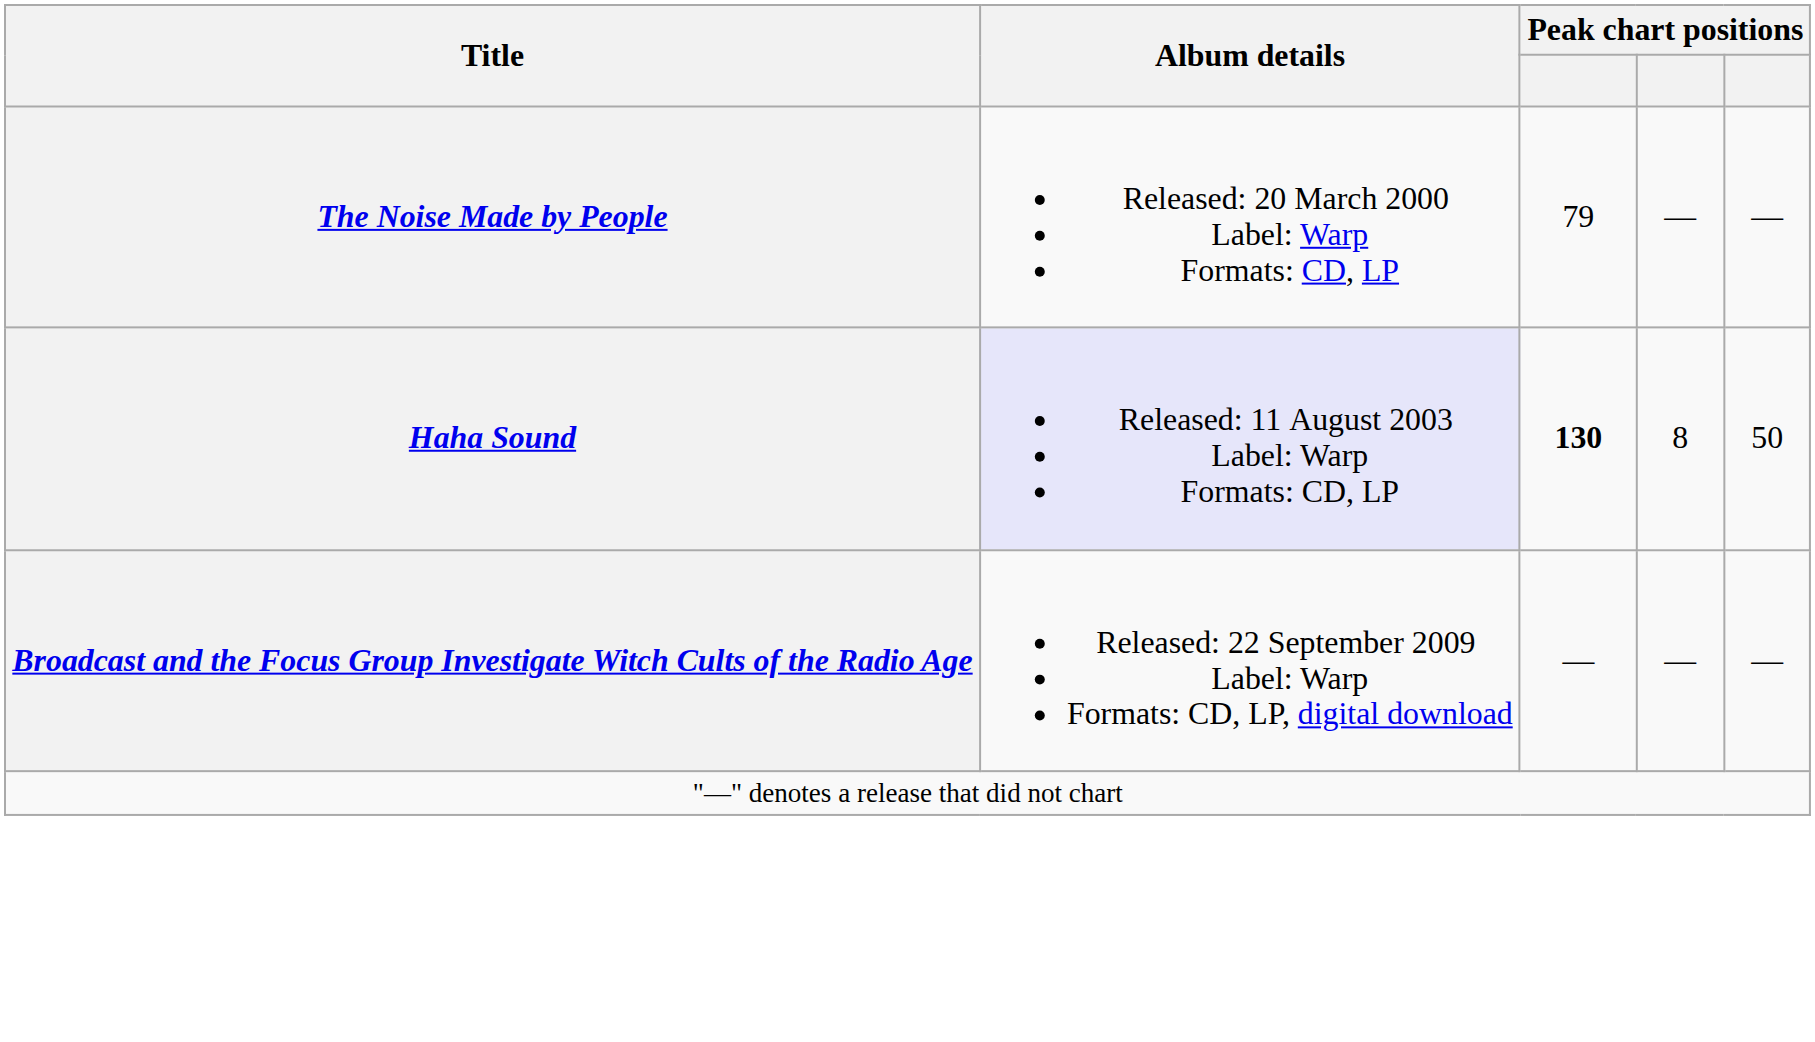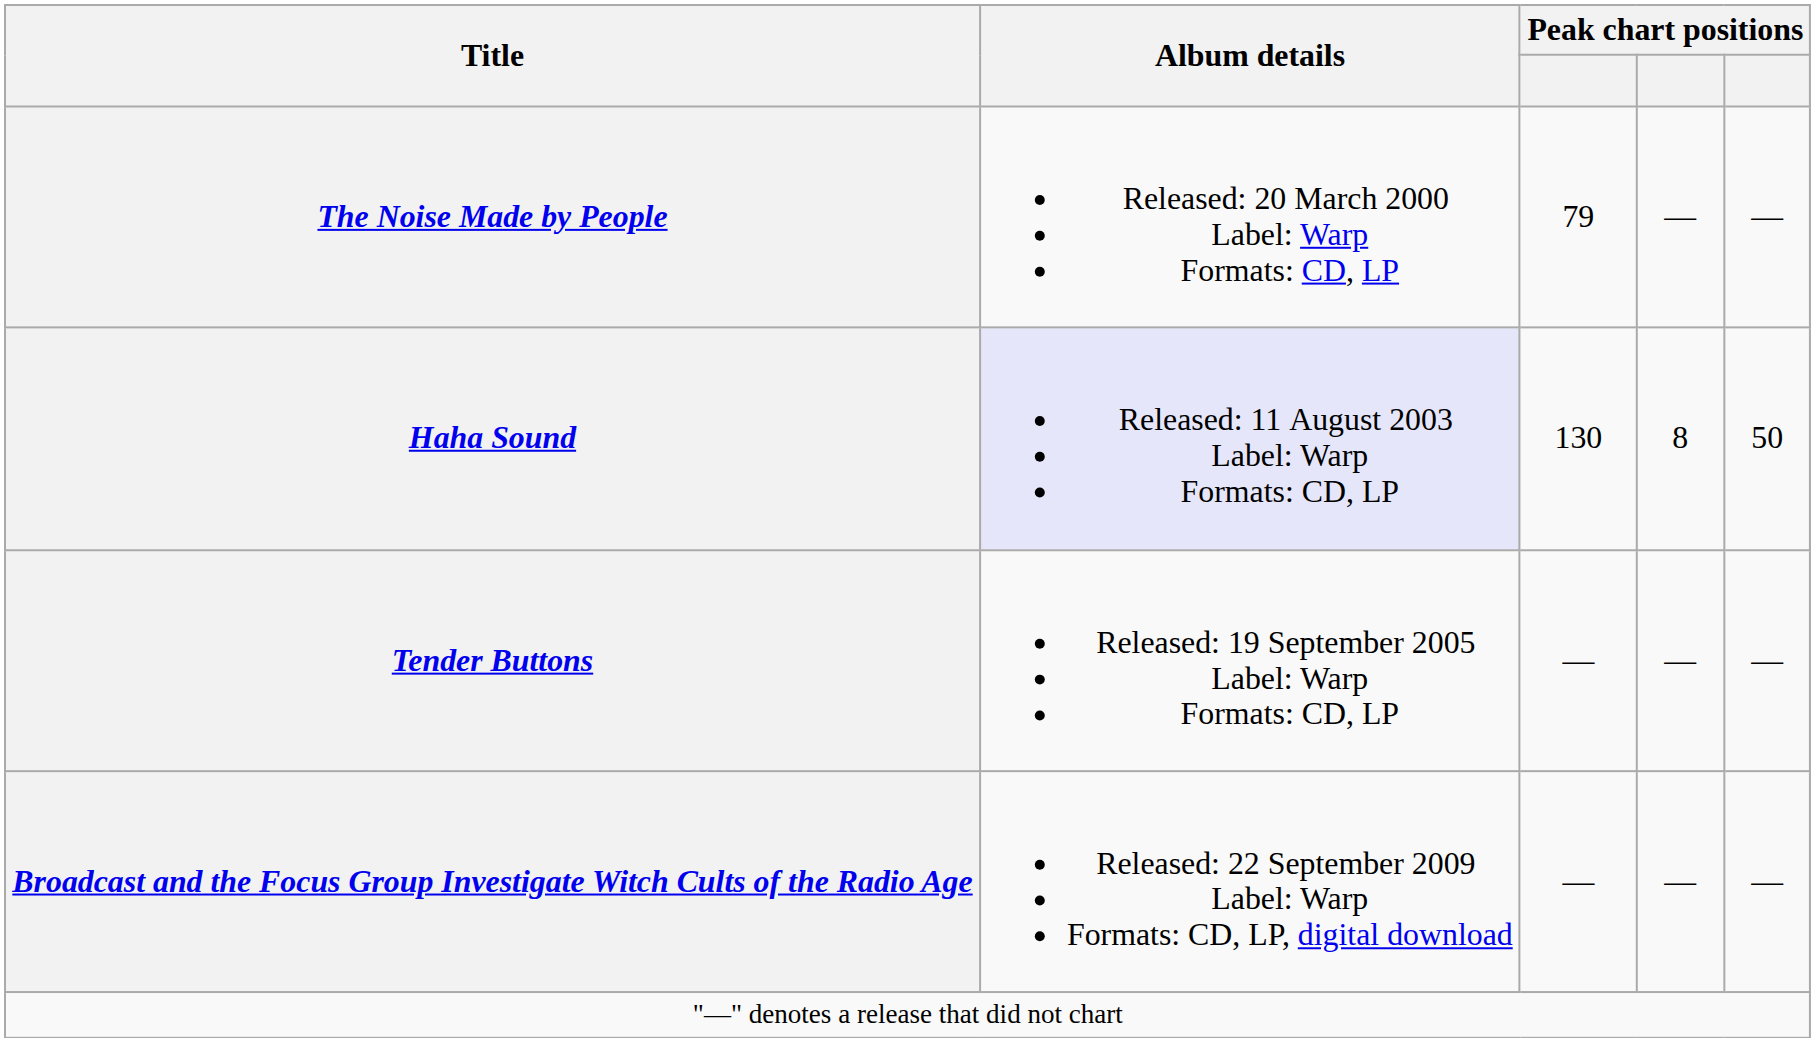(1578, 437) bold -> (1578, 437) normal
+ row: (492, 659)
